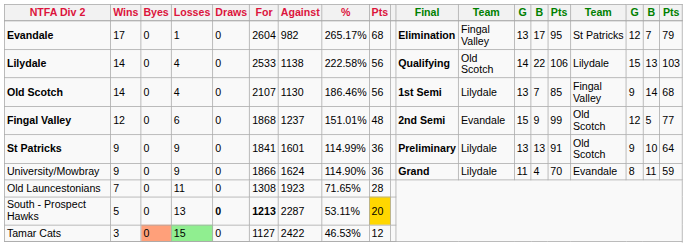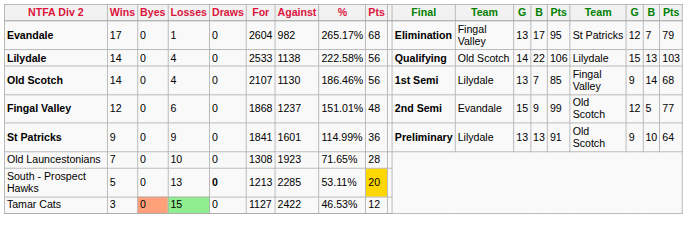- row: (53, 171)
(179, 188) 11 -> (176, 159) 10
(264, 210) bold -> (261, 182) normal
(293, 210) 2287 -> (289, 182) 2285
